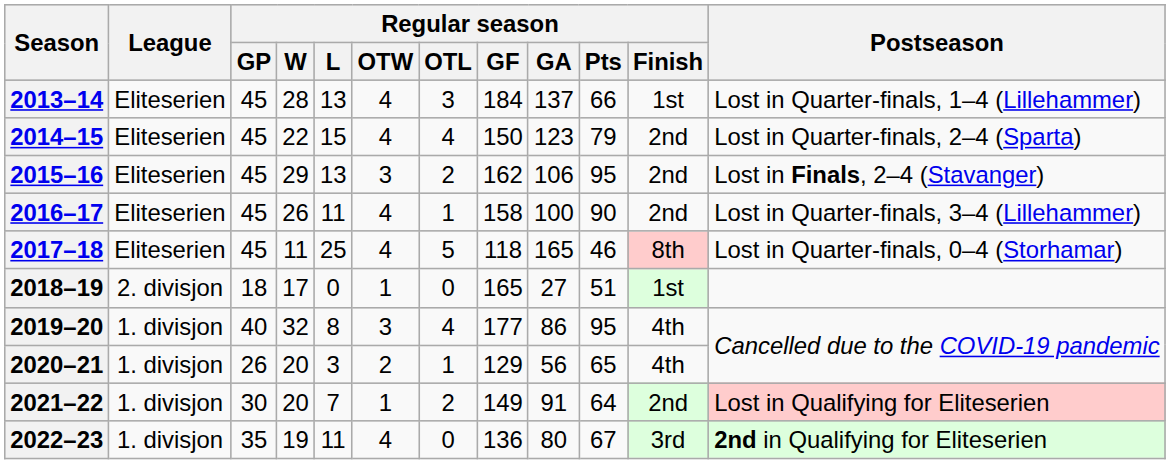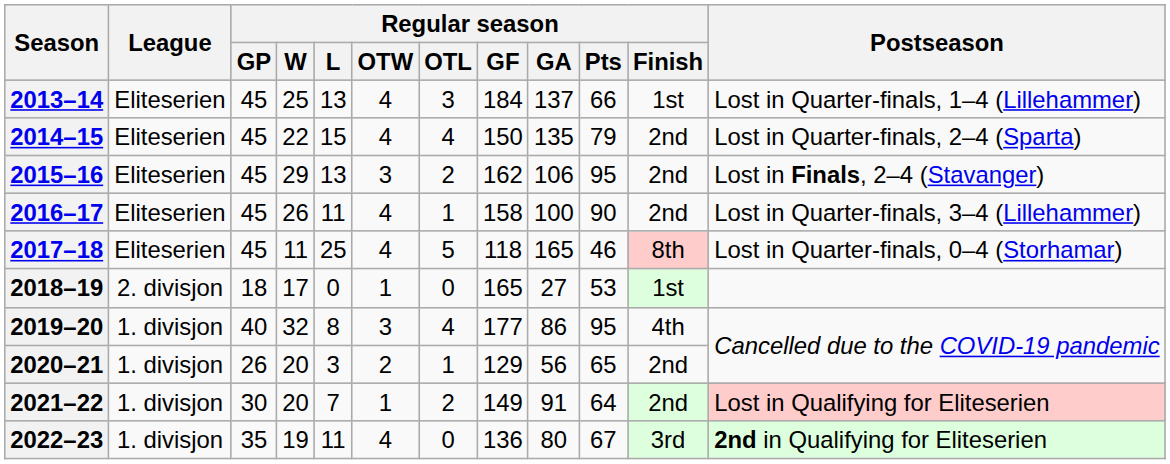(296, 99) 28 -> (296, 99) 25
(554, 137) 123 -> (554, 137) 135
(603, 288) 51 -> (603, 288) 53
(668, 364) 4th -> (668, 364) 2nd
